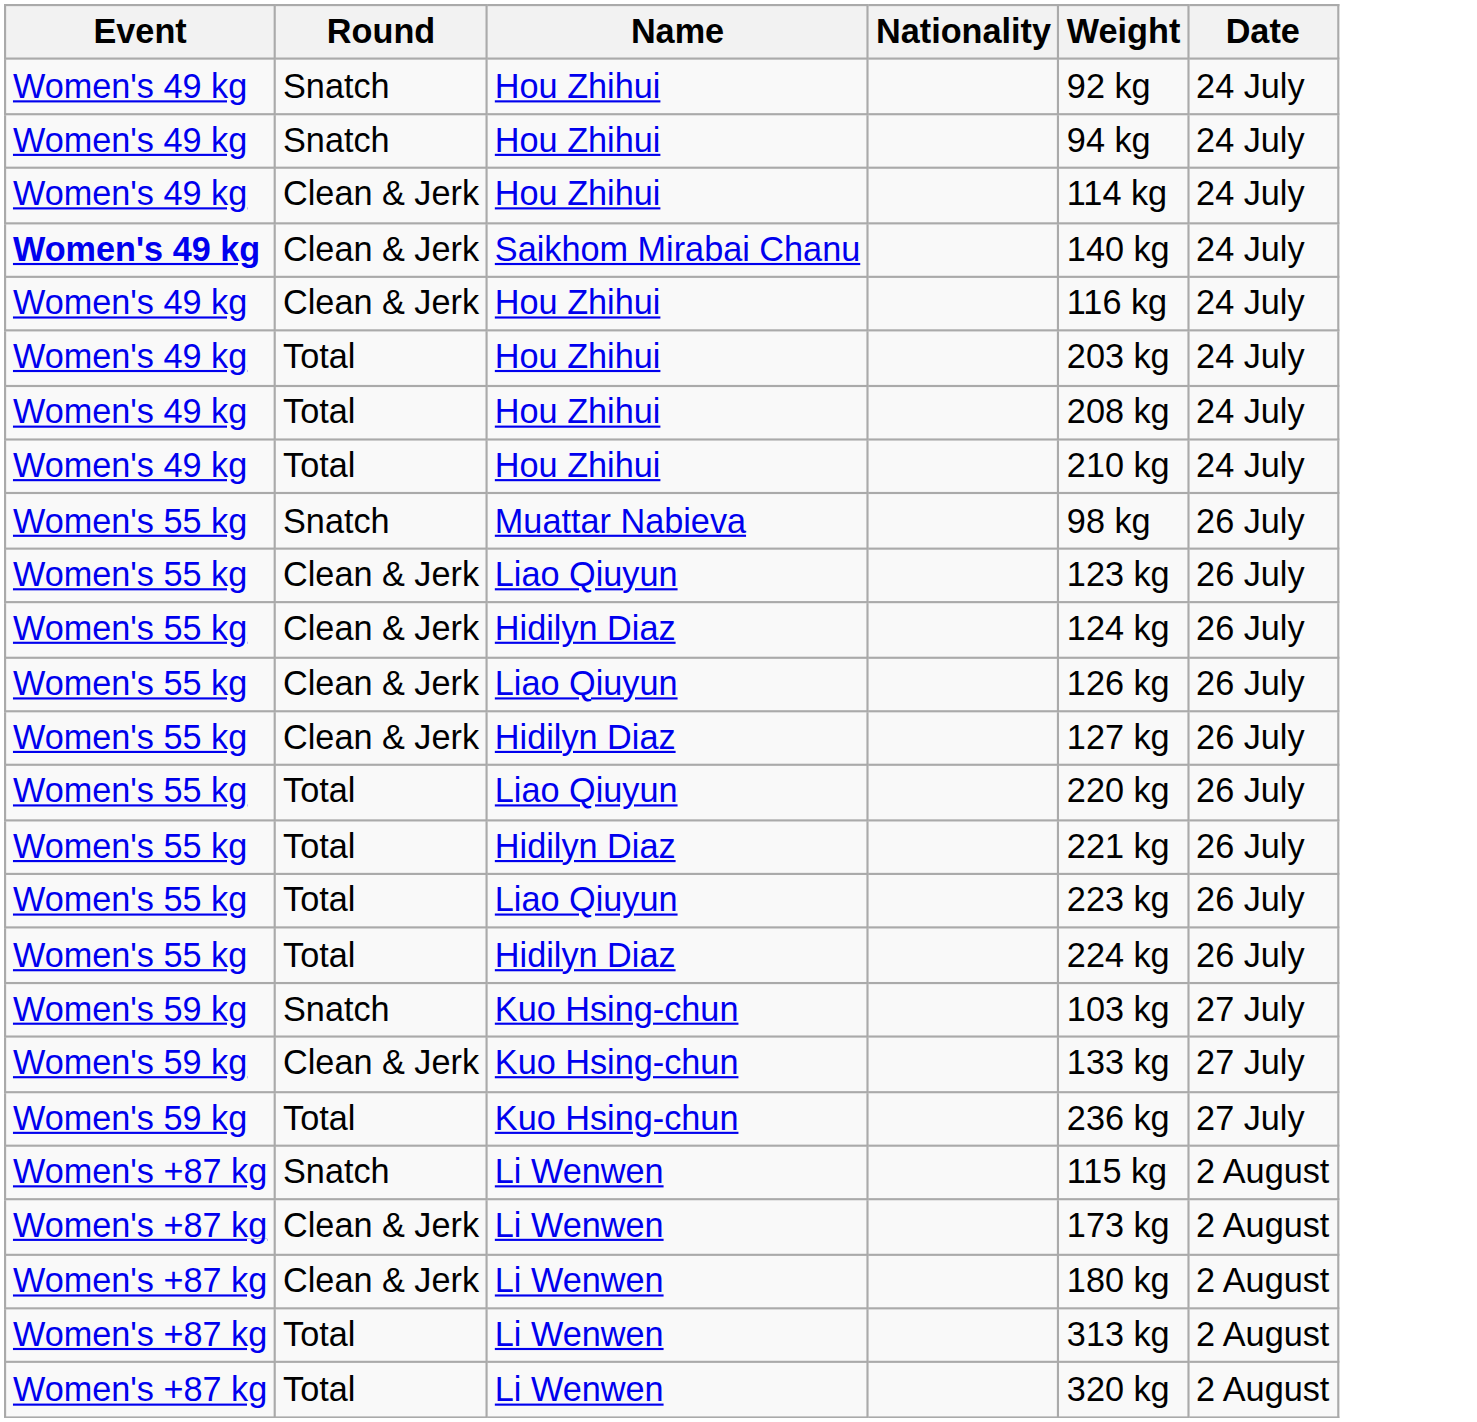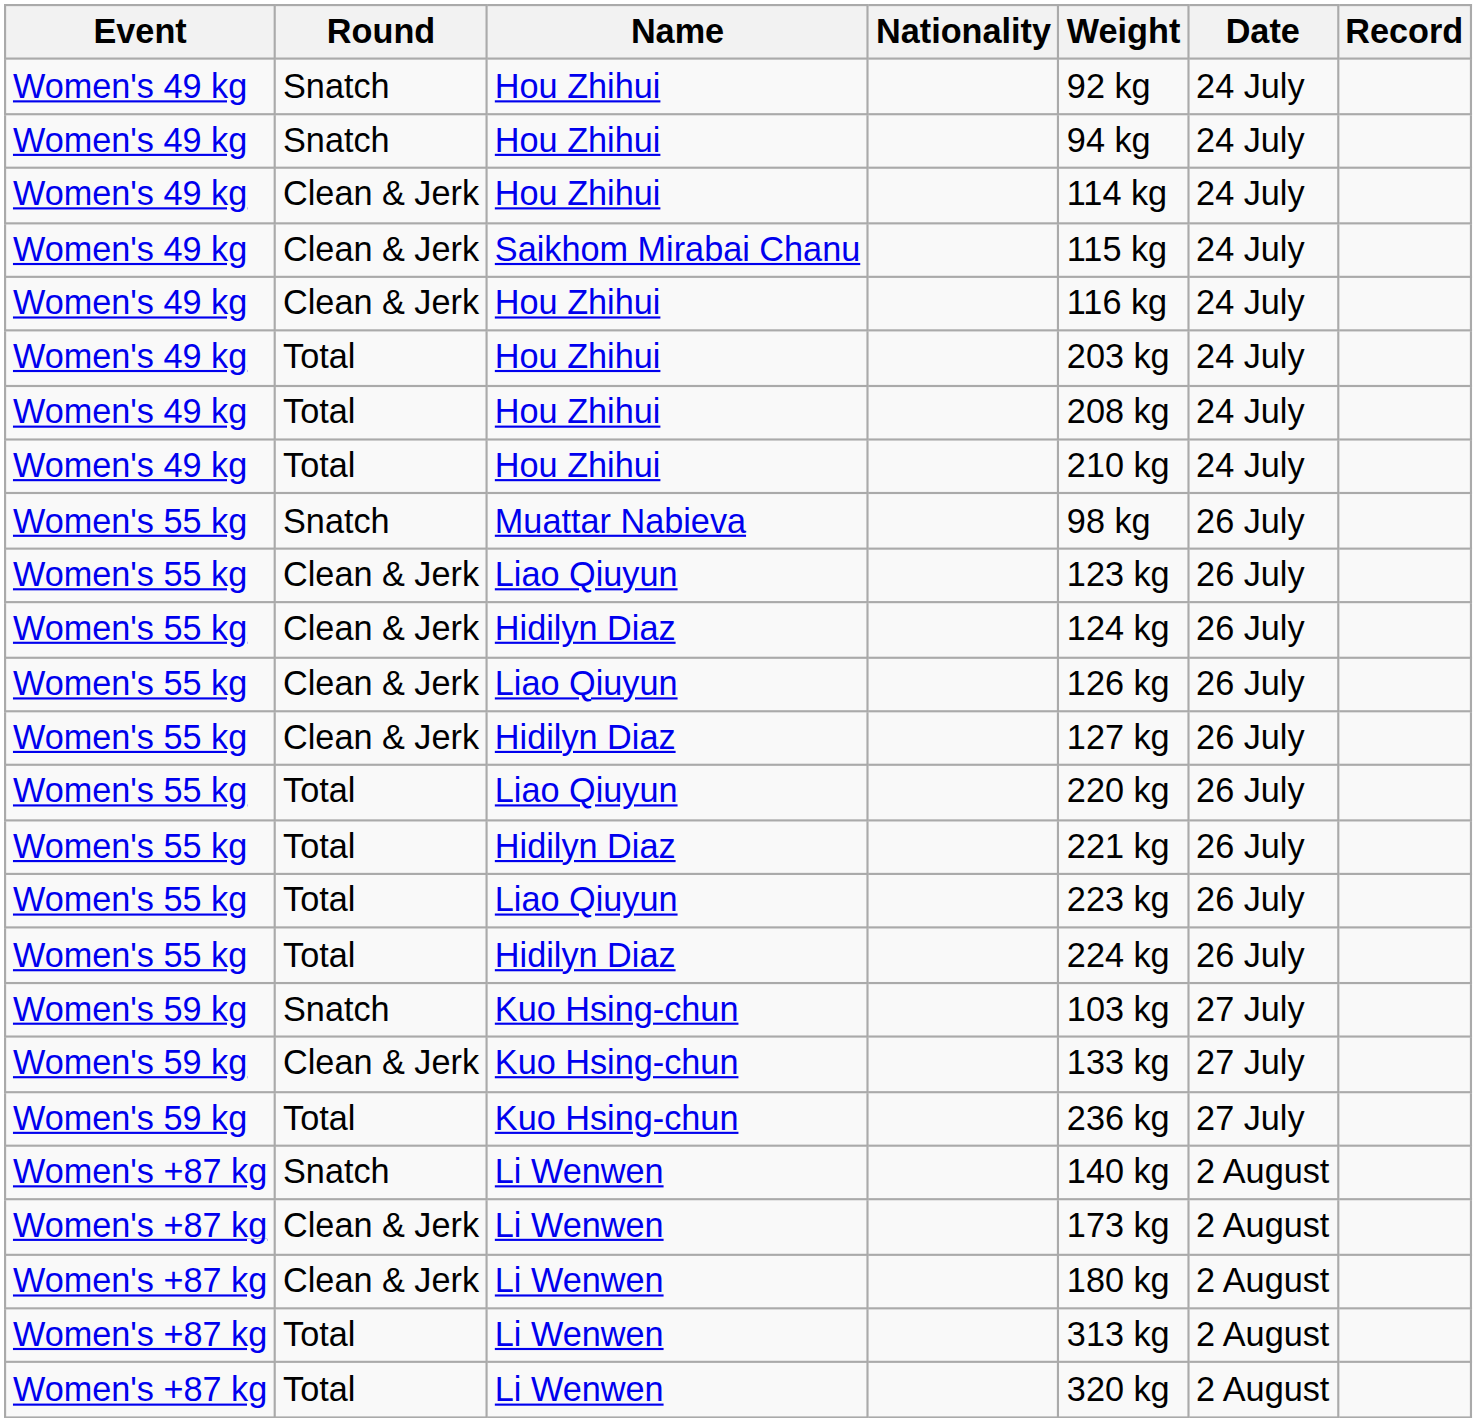+ column: (1404, 31)
(137, 248) bold -> (130, 248) normal
(1118, 248) 140 kg -> (1117, 248) 115 kg
(1117, 1172) 115 kg -> (1118, 1172) 140 kg
